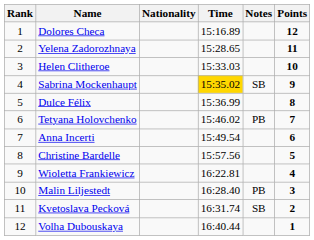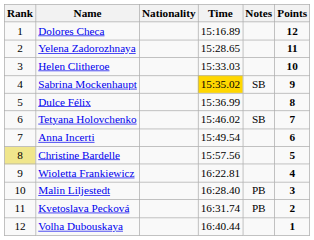(259, 119) PB -> (259, 119) SB
(20, 155) no background -> (20, 155) khaki background
(259, 208) SB -> (259, 208) PB
